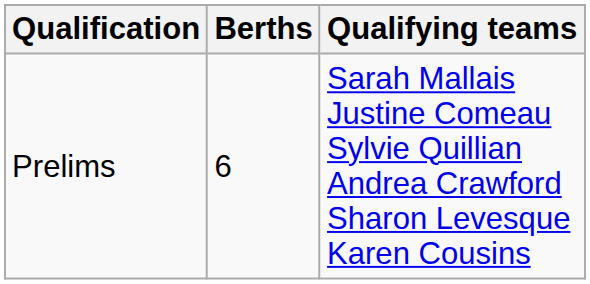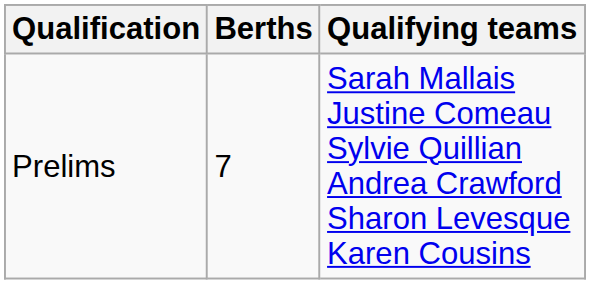(223, 165) 6 -> (223, 165) 7
